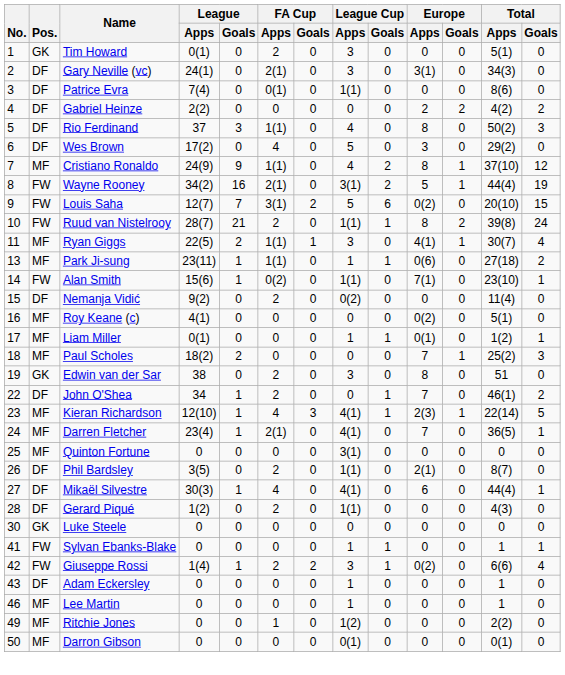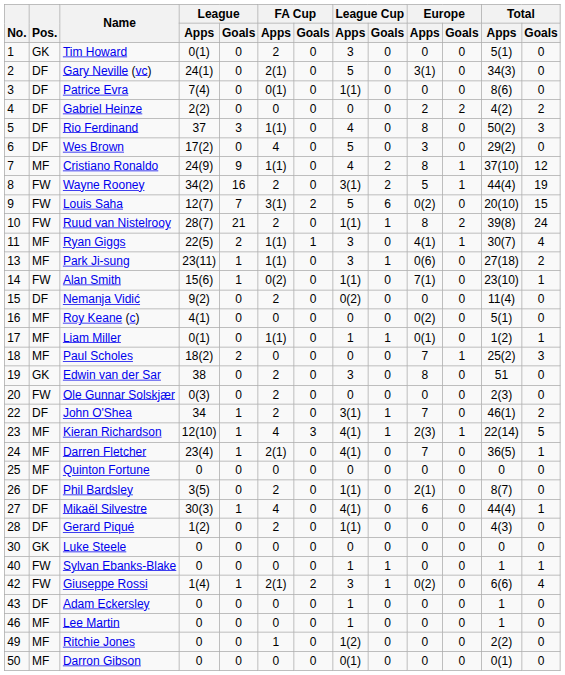(350, 71) 3 -> (350, 71) 5
(276, 185) 2(1) -> (276, 185) 2
(350, 261) 1 -> (350, 261) 3
(276, 337) 0 -> (276, 337) 1(1)
+ row: (119, 394)
(350, 394) 0 -> (350, 413) 3(1)
(350, 451) 3(1) -> (350, 470) 0
(14, 546) 41 -> (14, 565) 40
(276, 565) 2 -> (276, 584) 2(1)
